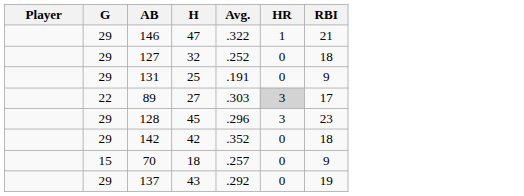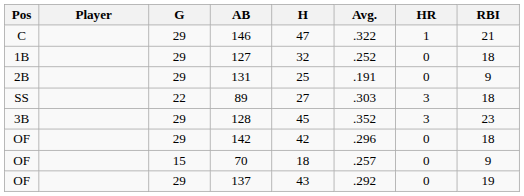+ column: (22, 14)
(282, 98) lightgrey background -> (426, 98) no background
(326, 98) 17 -> (488, 98) 18
(238, 118) .296 -> (365, 118) .352
(238, 139) .352 -> (365, 139) .296
